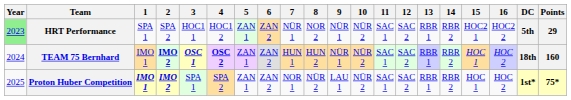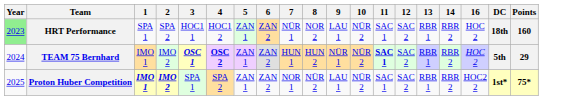- column: (476, 11)
(339, 31) NÜR 1 -> (338, 31) LAU 1
(503, 31) HOC2 2 -> (475, 31) HOC 2
(528, 31) 5th -> (500, 31) 18th
(553, 31) 29 -> (524, 31) 160
(168, 56) bold -> (167, 56) normal
(385, 56) normal -> (384, 56) bold
(528, 56) 18th -> (500, 56) 5th
(553, 56) 160 -> (524, 56) 29
(503, 82) HOC 2 -> (475, 82) HOC2 2
